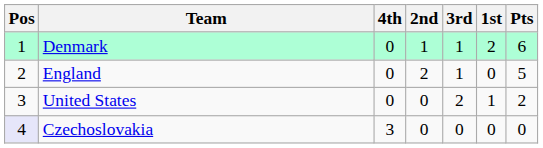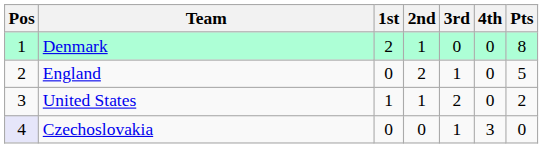columns swapped: (491, 18) <-> (390, 18)
(459, 45) 1 -> (457, 45) 0
(522, 45) 6 -> (522, 45) 8
(424, 101) 0 -> (422, 101) 1
(459, 128) 0 -> (457, 128) 1
